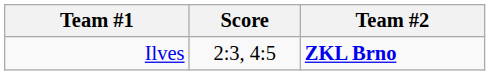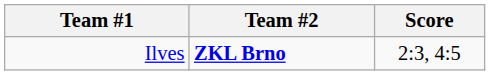columns swapped: (245, 20) <-> (392, 20)
